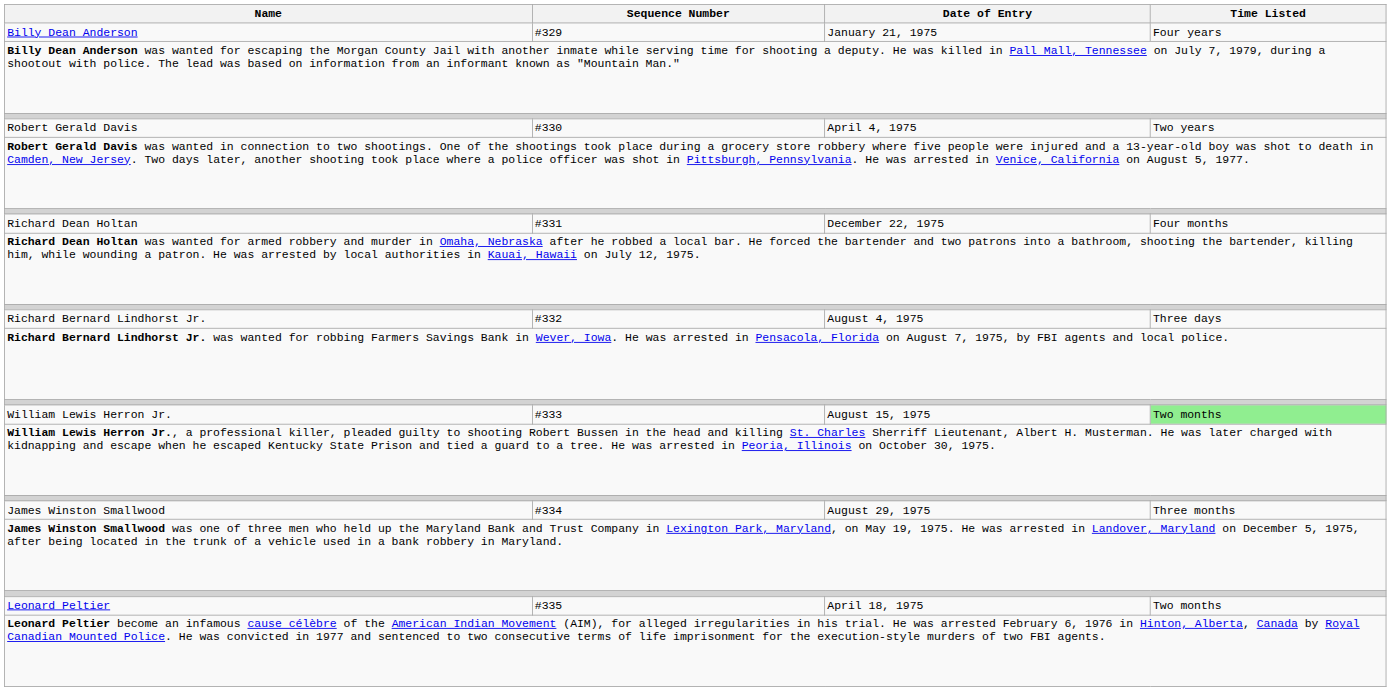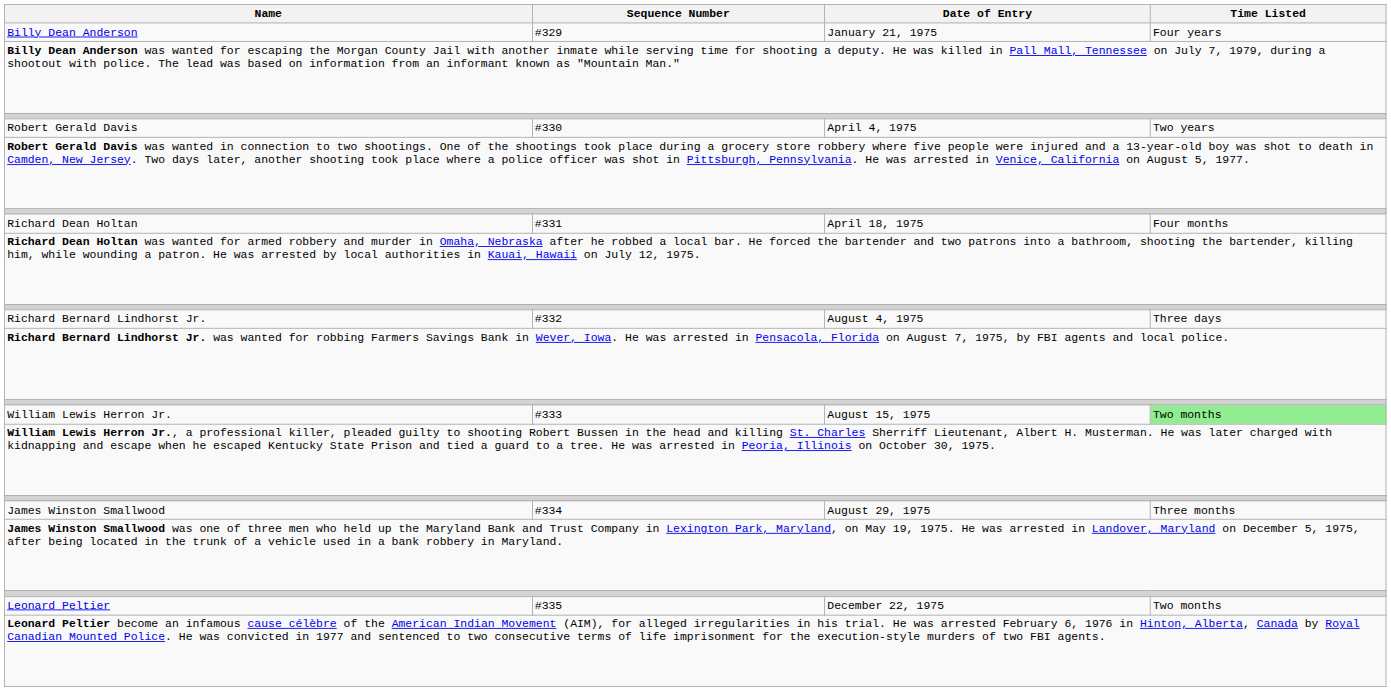(886, 223) December 22, 1975 -> (875, 223) April 18, 1975
(875, 606) April 18, 1975 -> (886, 606) December 22, 1975
